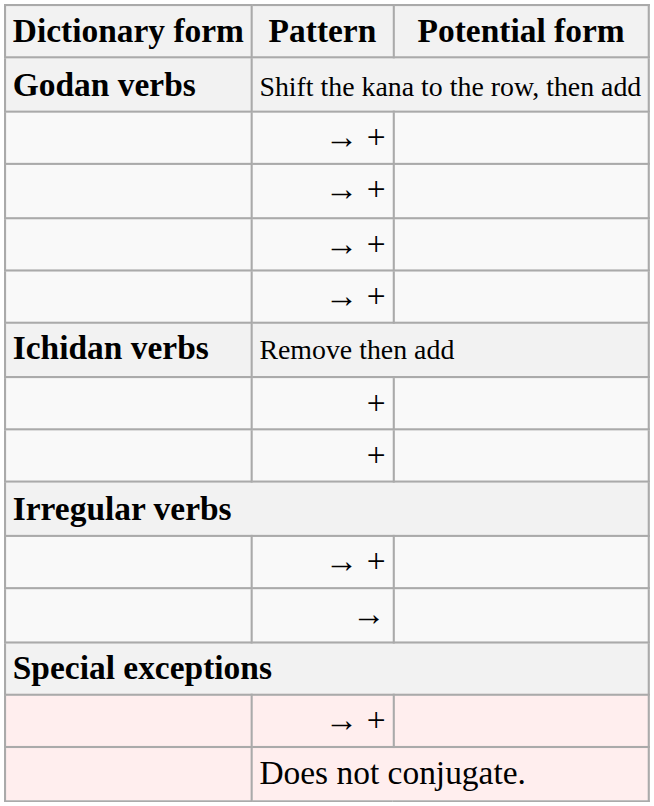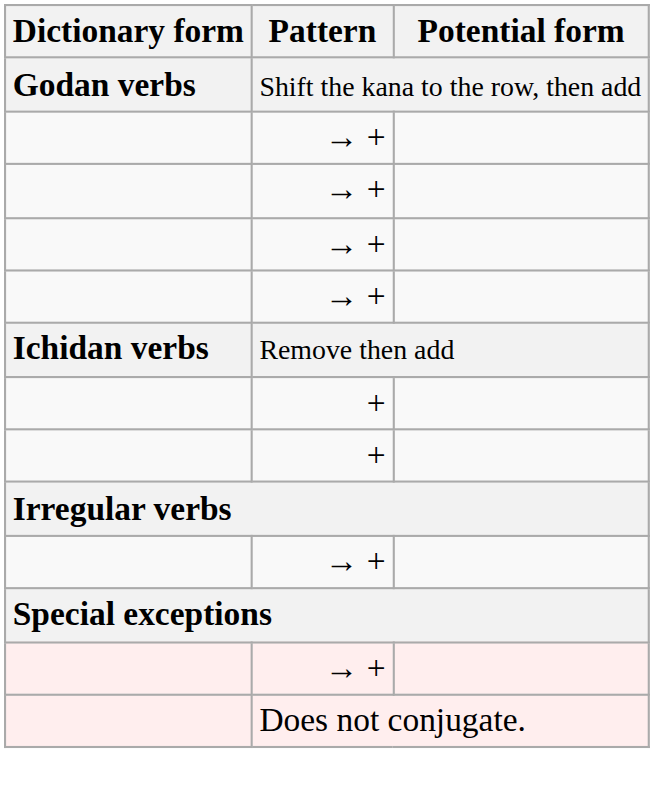- row: (369, 614)
